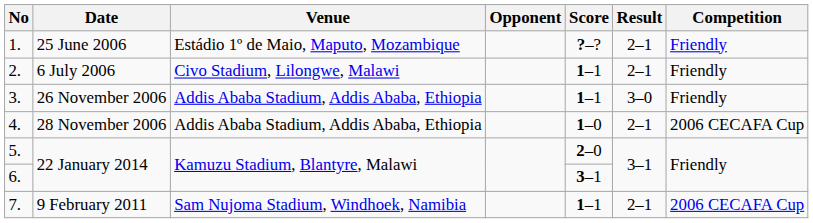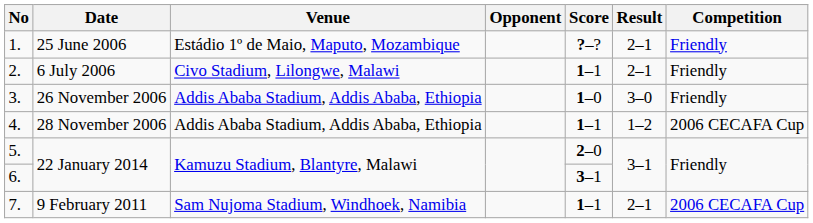(589, 97) 1–1 -> (589, 97) 1–0
(589, 124) 1–0 -> (589, 124) 1–1
(639, 124) 2–1 -> (639, 124) 1–2
